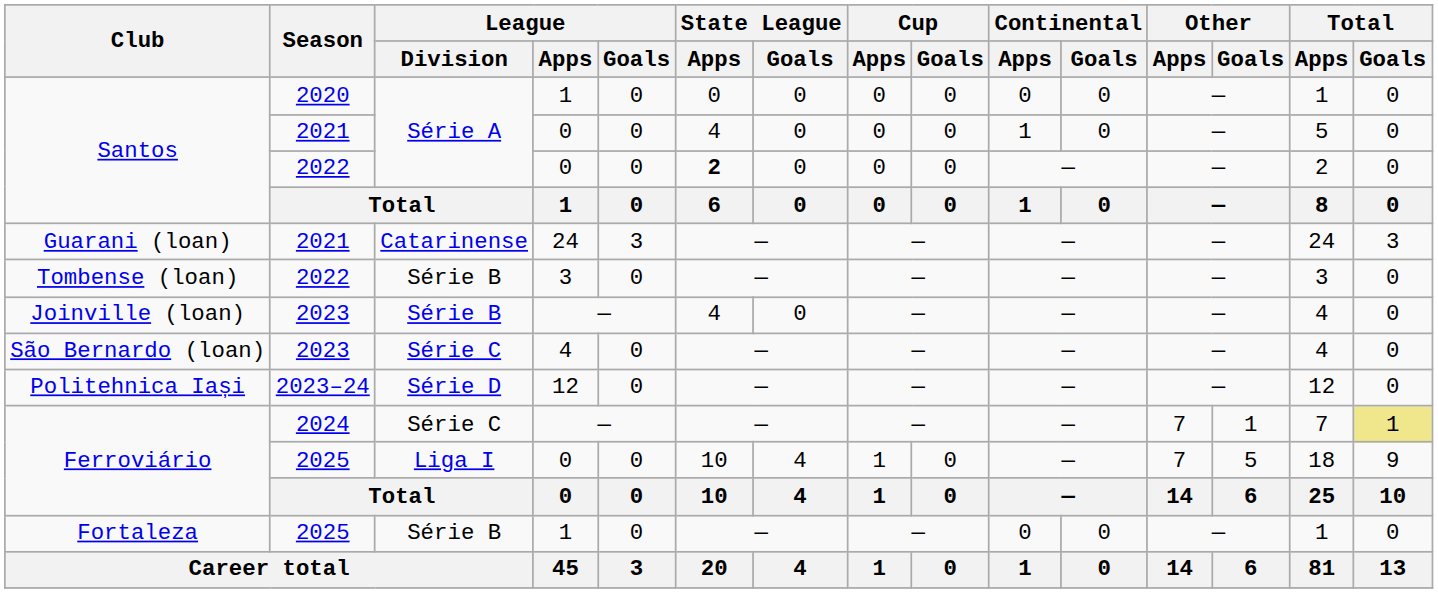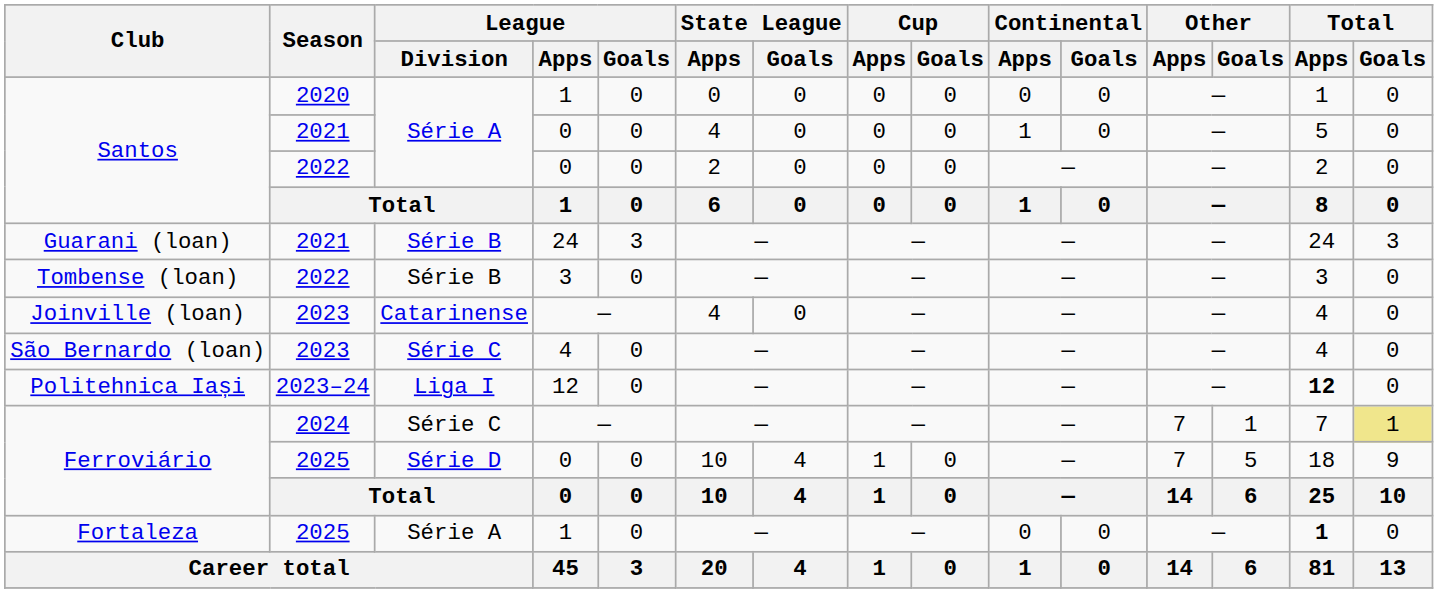(714, 169) bold -> (714, 169) normal
(454, 242) Catarinense -> (454, 242) Série B
(454, 315) Série B -> (454, 315) Catarinense
(454, 388) Série D -> (454, 388) Liga I
(1322, 388) normal -> (1322, 388) bold
(454, 460) Liga I -> (454, 460) Série D
(454, 533) Série B -> (454, 533) Série A
(1322, 533) normal -> (1322, 533) bold
